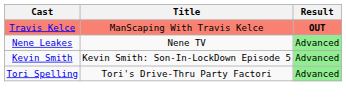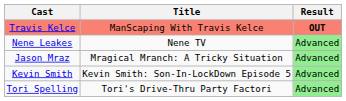+ row: (42, 58)
